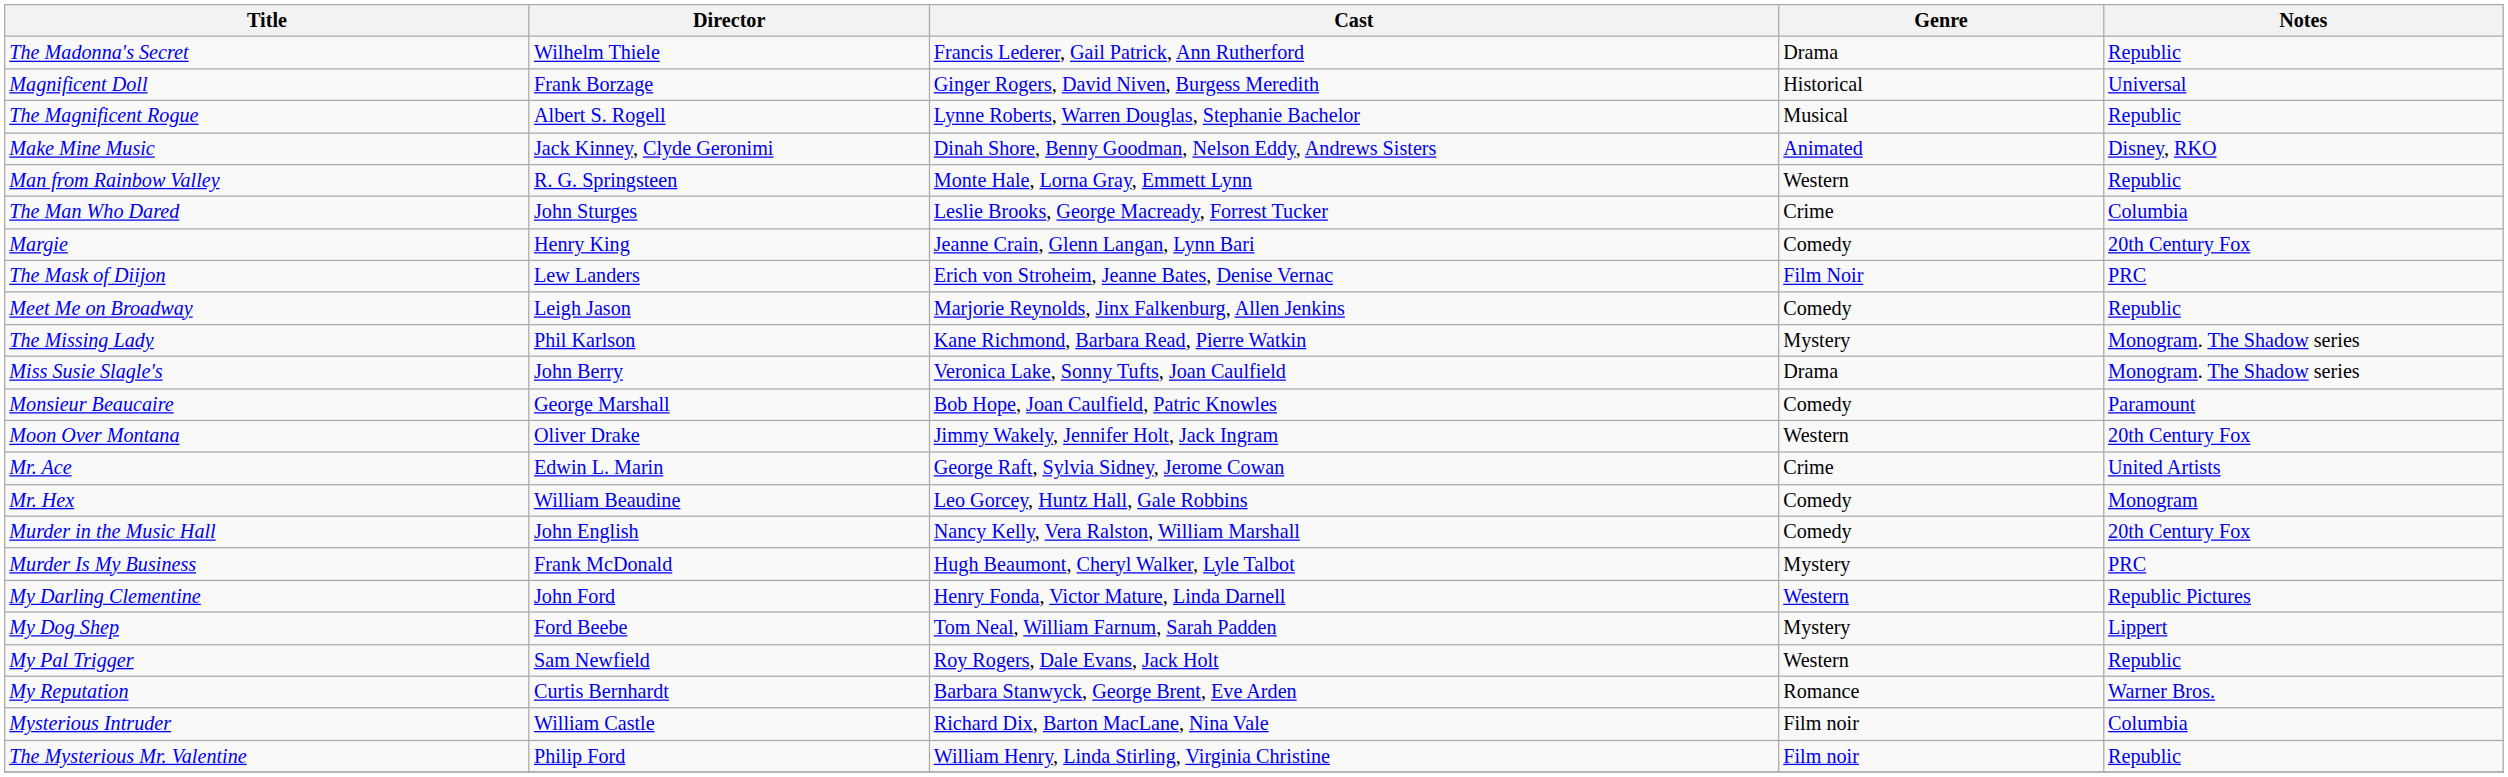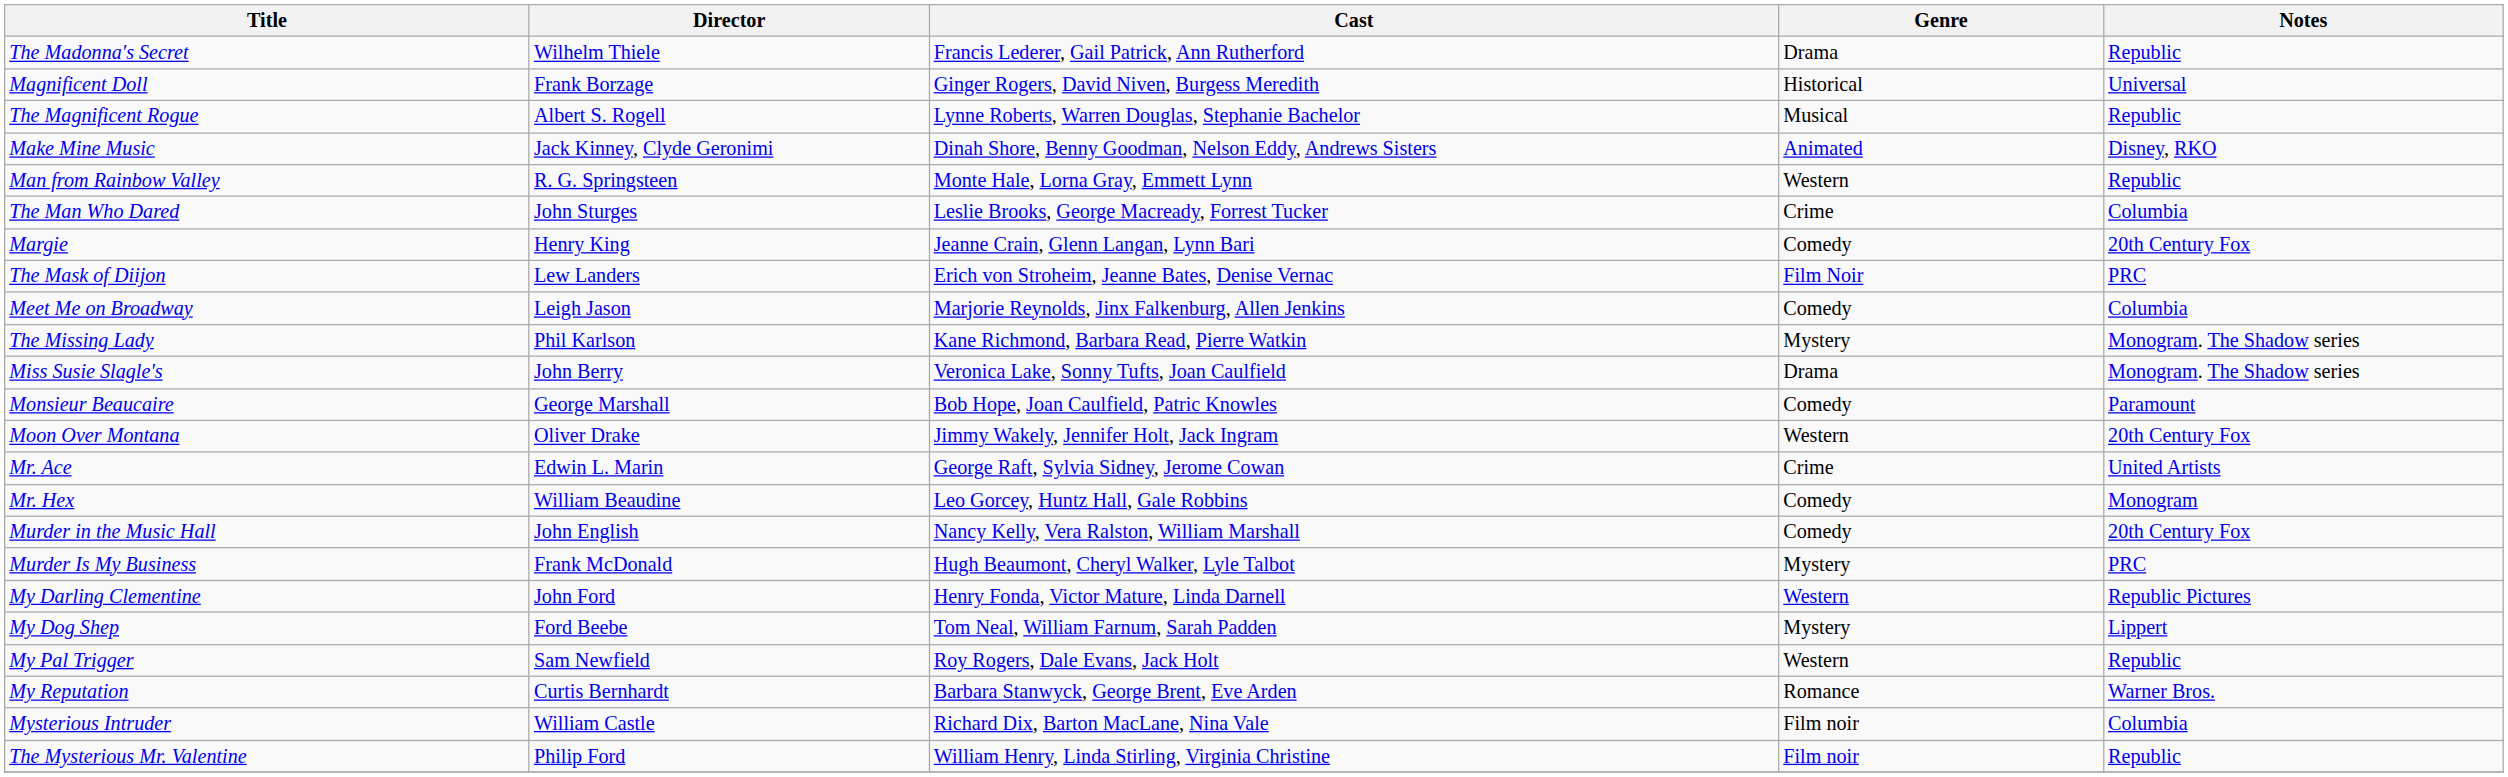(2144, 308) Republic -> (2148, 308) Columbia
